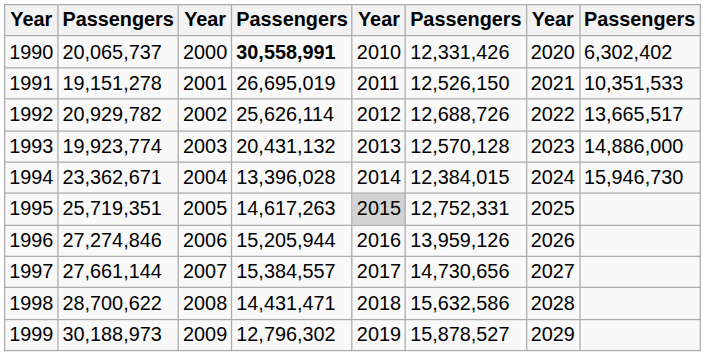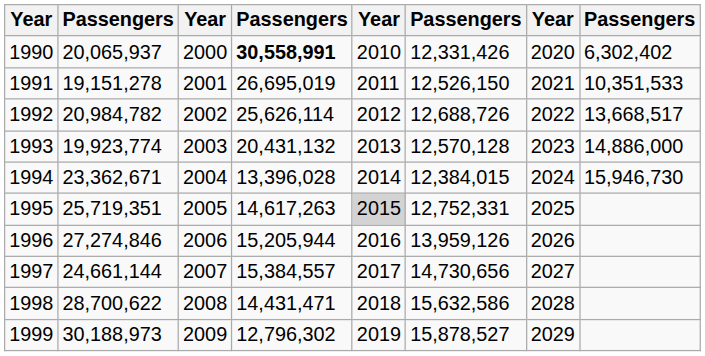(112, 51) 20,065,737 -> (112, 51) 20,065,937
(112, 114) 20,929,782 -> (112, 114) 20,984,782
(634, 114) 13,665,517 -> (634, 114) 13,668,517
(112, 271) 27,661,144 -> (112, 271) 24,661,144
